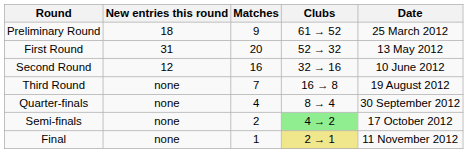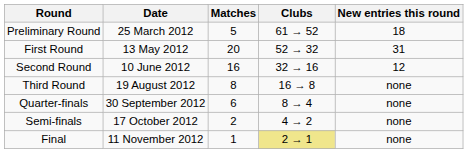columns swapped: (410, 13) <-> (167, 13)
(256, 31) 9 -> (233, 31) 5
(256, 85) 7 -> (233, 85) 8
(256, 103) 4 -> (233, 103) 6
(320, 121) lightgreen background -> (297, 121) no background
